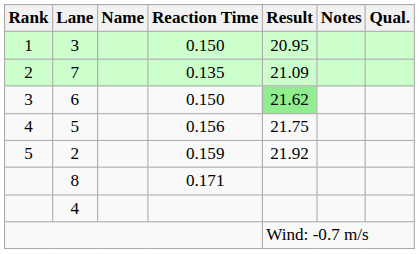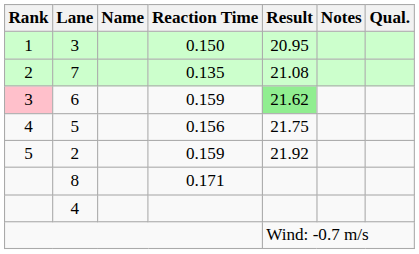(290, 72) 21.09 -> (290, 72) 21.08
(28, 99) no background -> (28, 99) pink background
(205, 99) 0.150 -> (205, 99) 0.159
